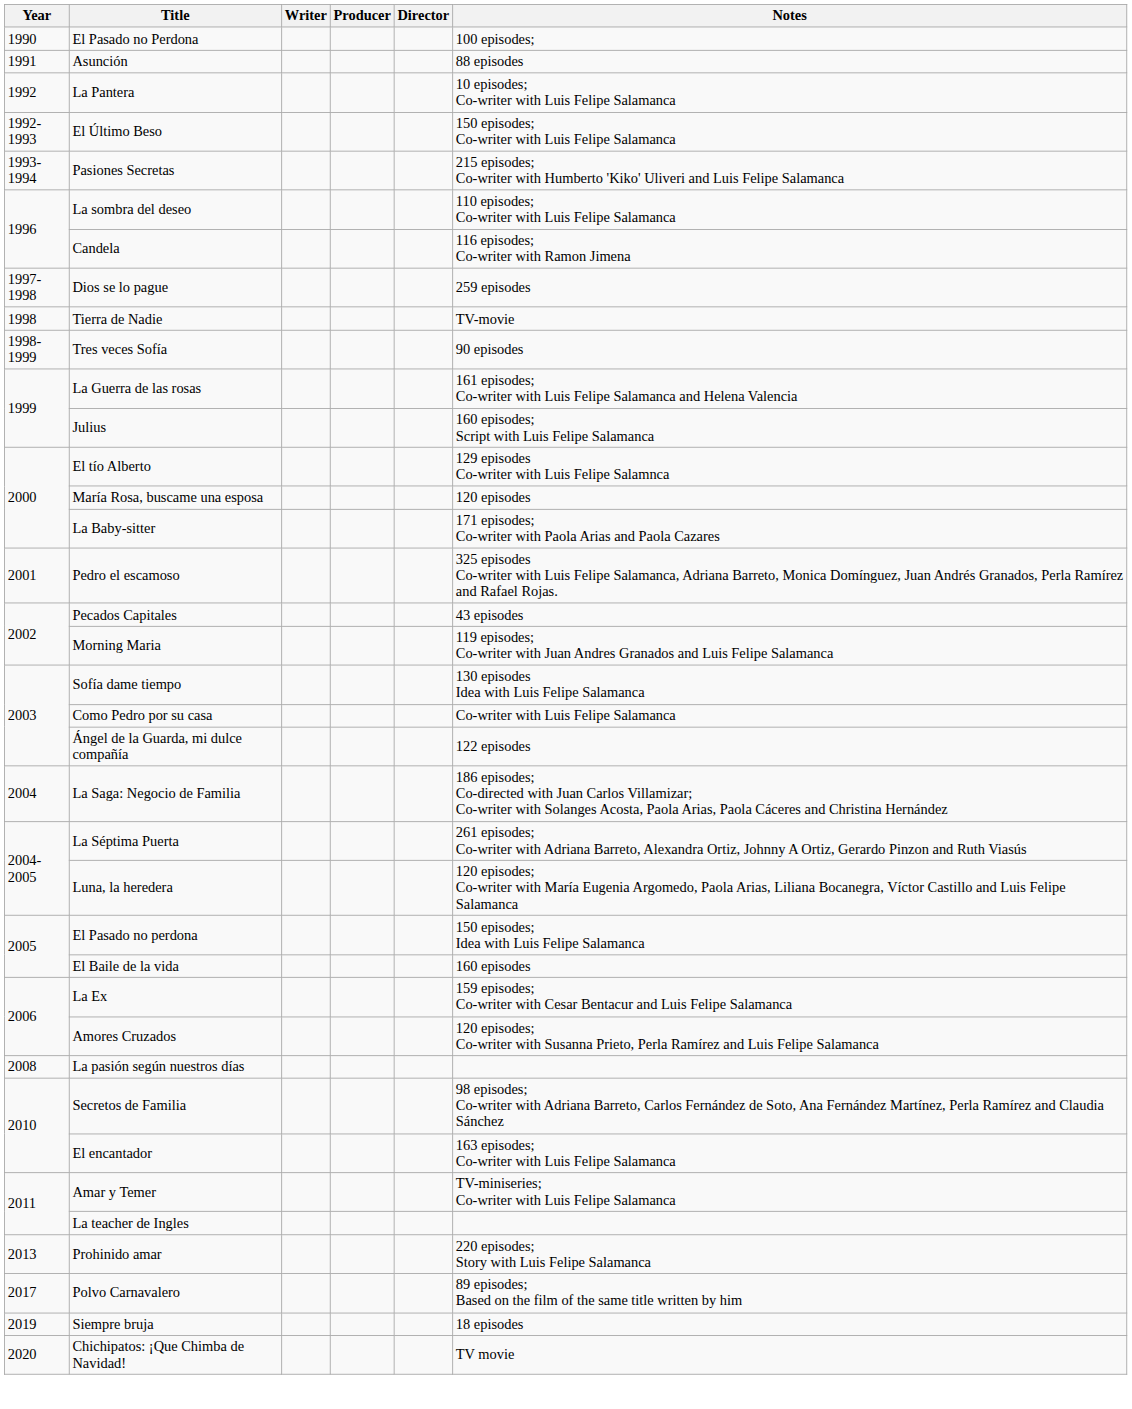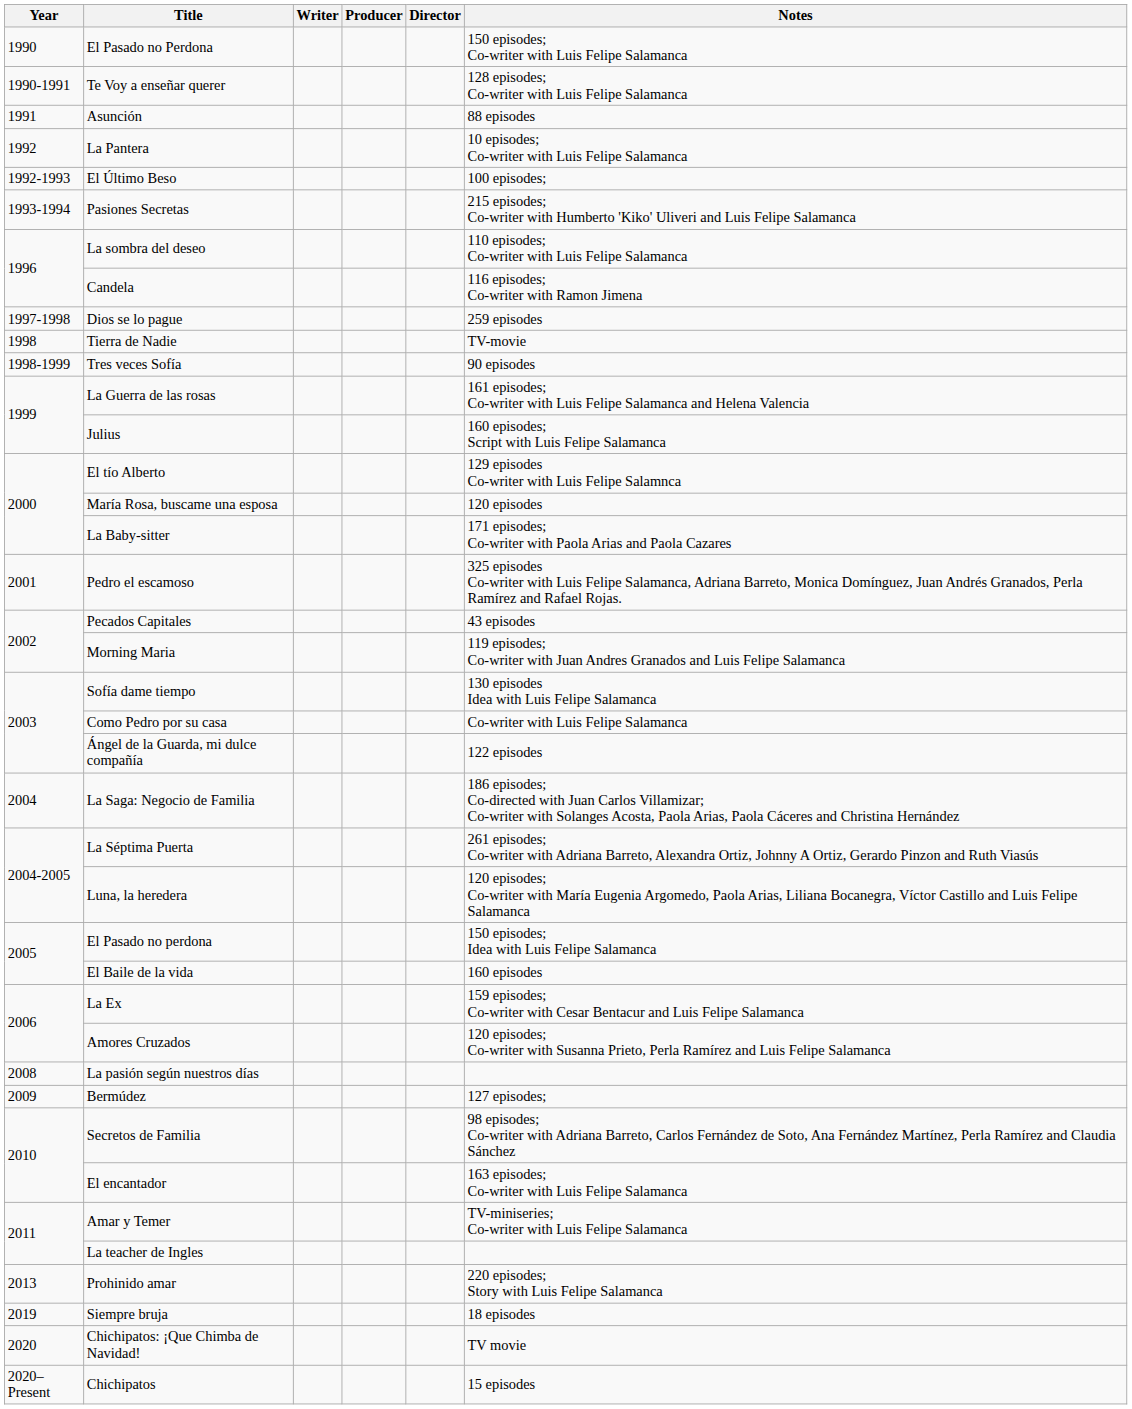(495, 38) 100 episodes; -> (578, 46) 150 episodes; Co-writer with Luis Felipe Salamanca
+ row: (156, 85)
(566, 131) 150 episodes; Co-writer with Luis Felipe Salamanca -> (507, 178) 100 episodes;
+ row: (116, 1096)
- row: (126, 1293)
+ row: (121, 1384)
